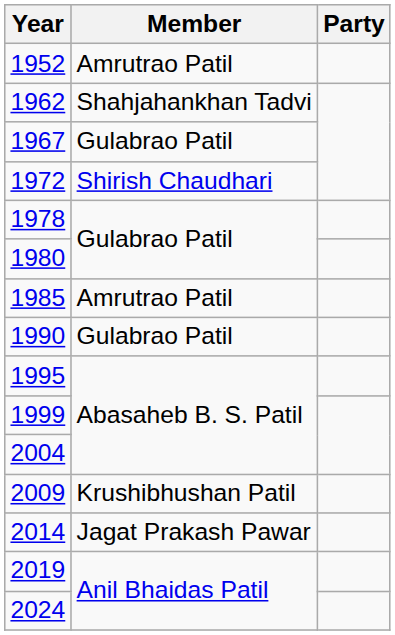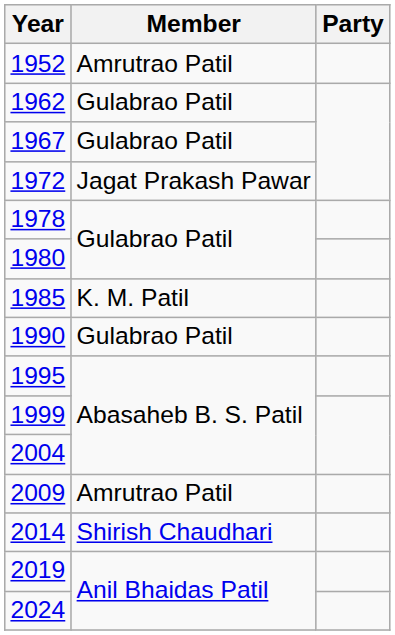(194, 102) Shahjahankhan Tadvi -> (155, 102) Gulabrao Patil
(175, 180) Shirish Chaudhari -> (194, 180) Jagat Prakash Pawar
(155, 297) Amrutrao Patil -> (133, 297) K. M. Patil
(186, 492) Krushibhushan Patil -> (155, 492) Amrutrao Patil
(194, 532) Jagat Prakash Pawar -> (175, 532) Shirish Chaudhari
